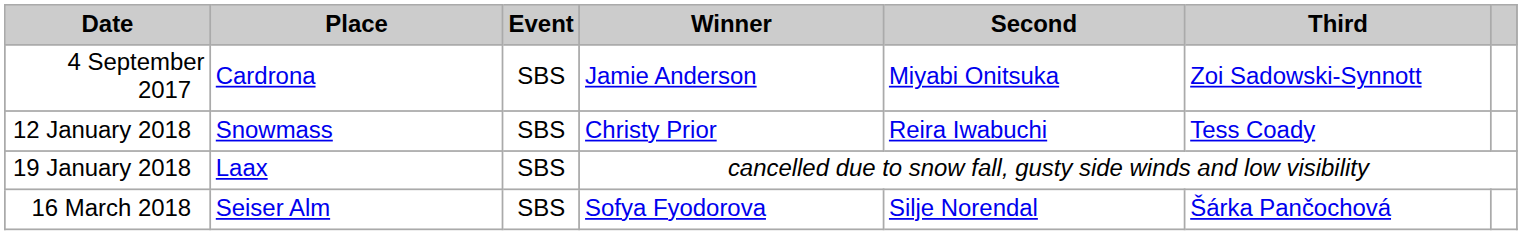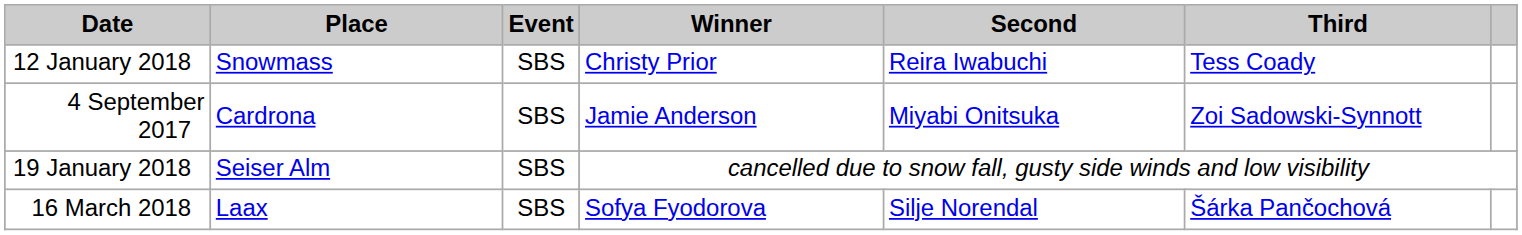rows swapped: (136, 76) <-> (109, 129)
(242, 169) Laax -> (273, 169) Seiser Alm
(273, 208) Seiser Alm -> (242, 208) Laax
